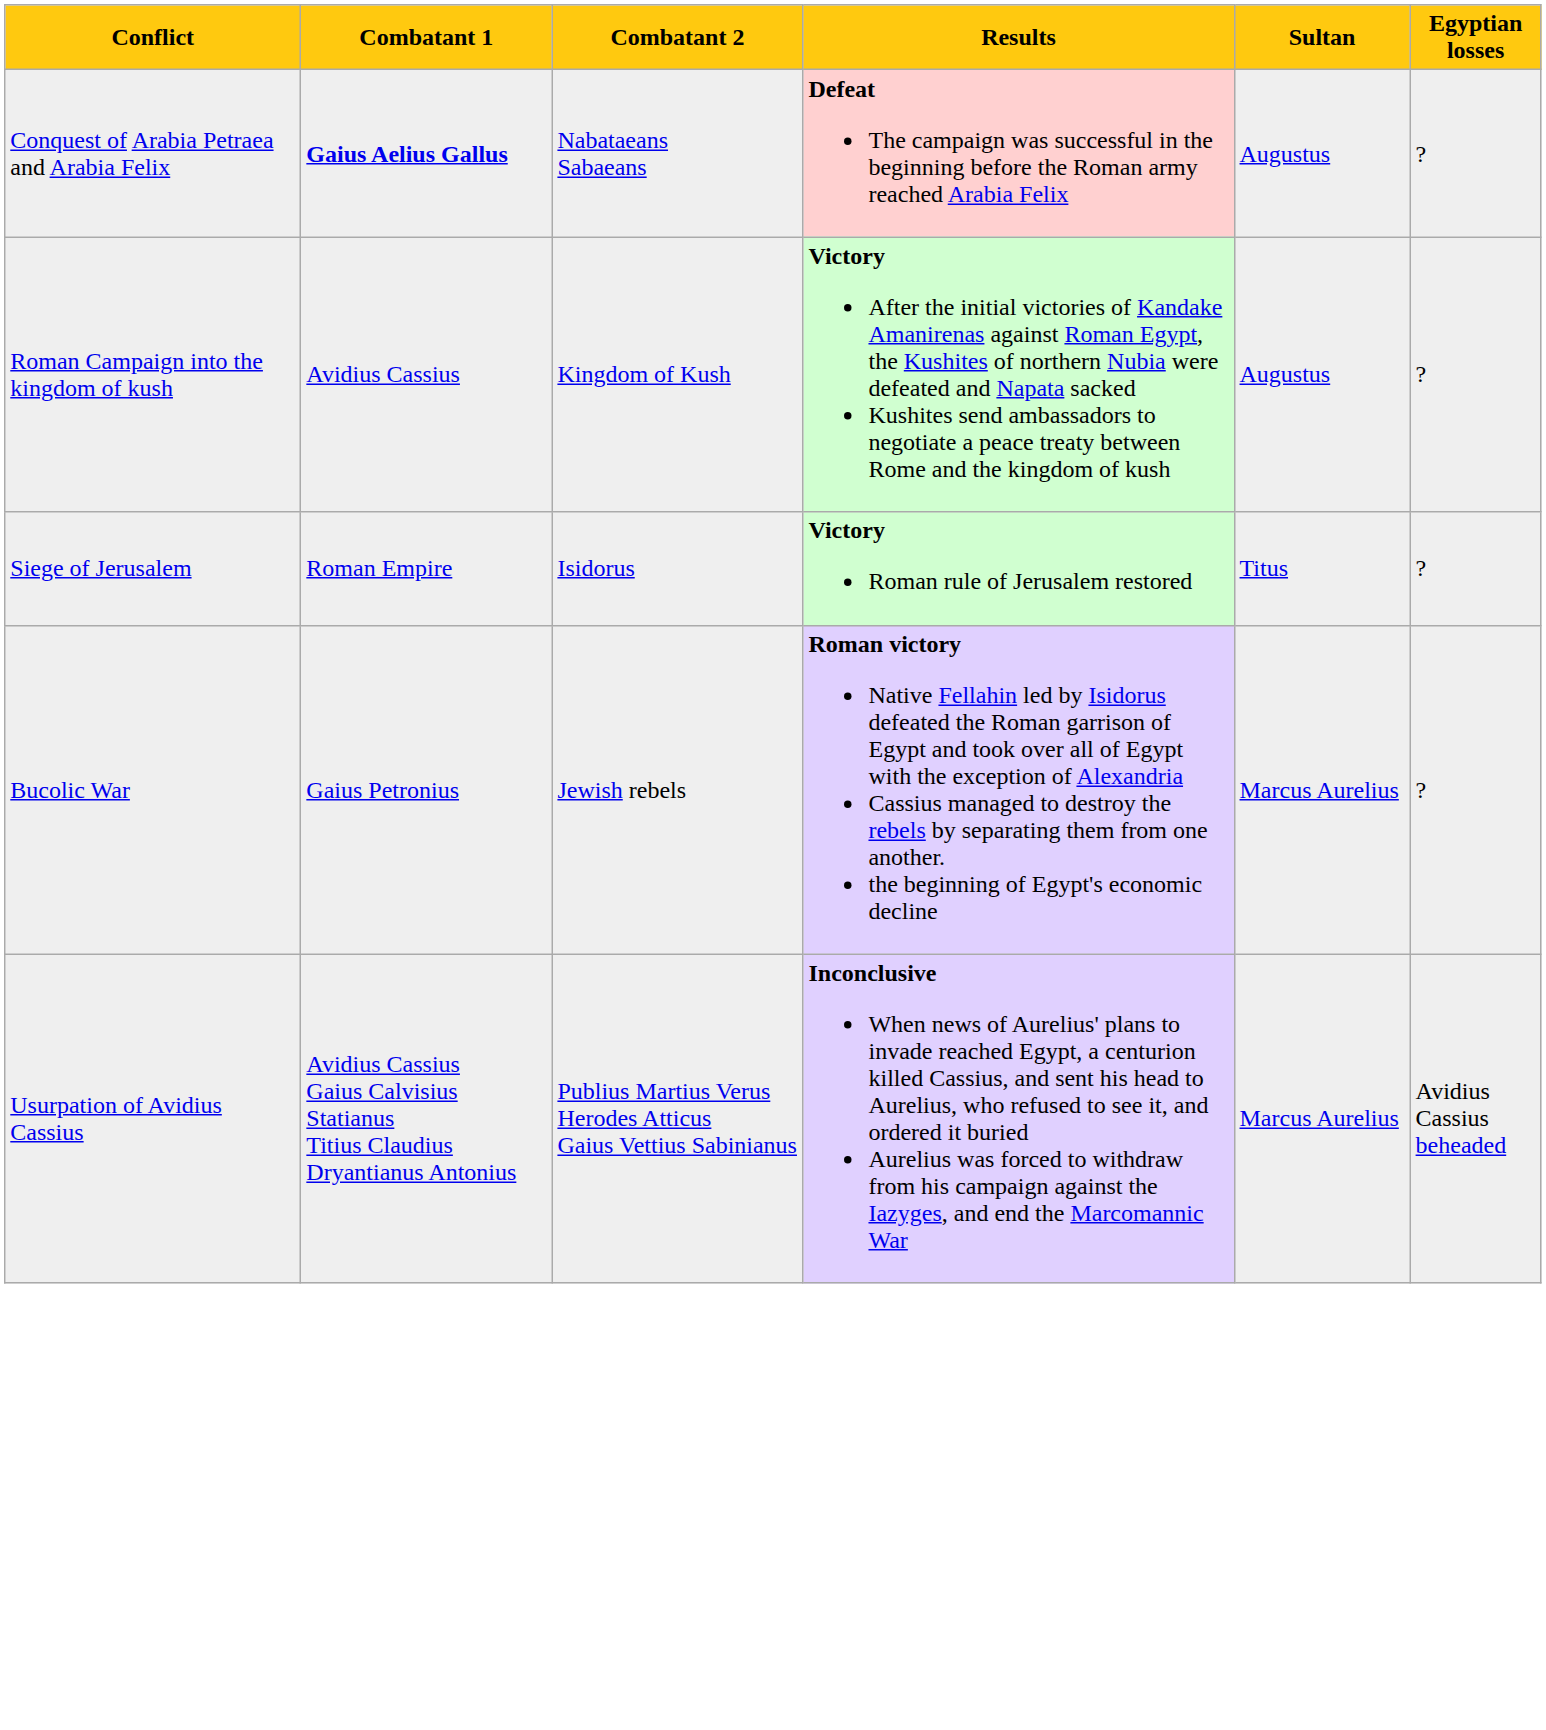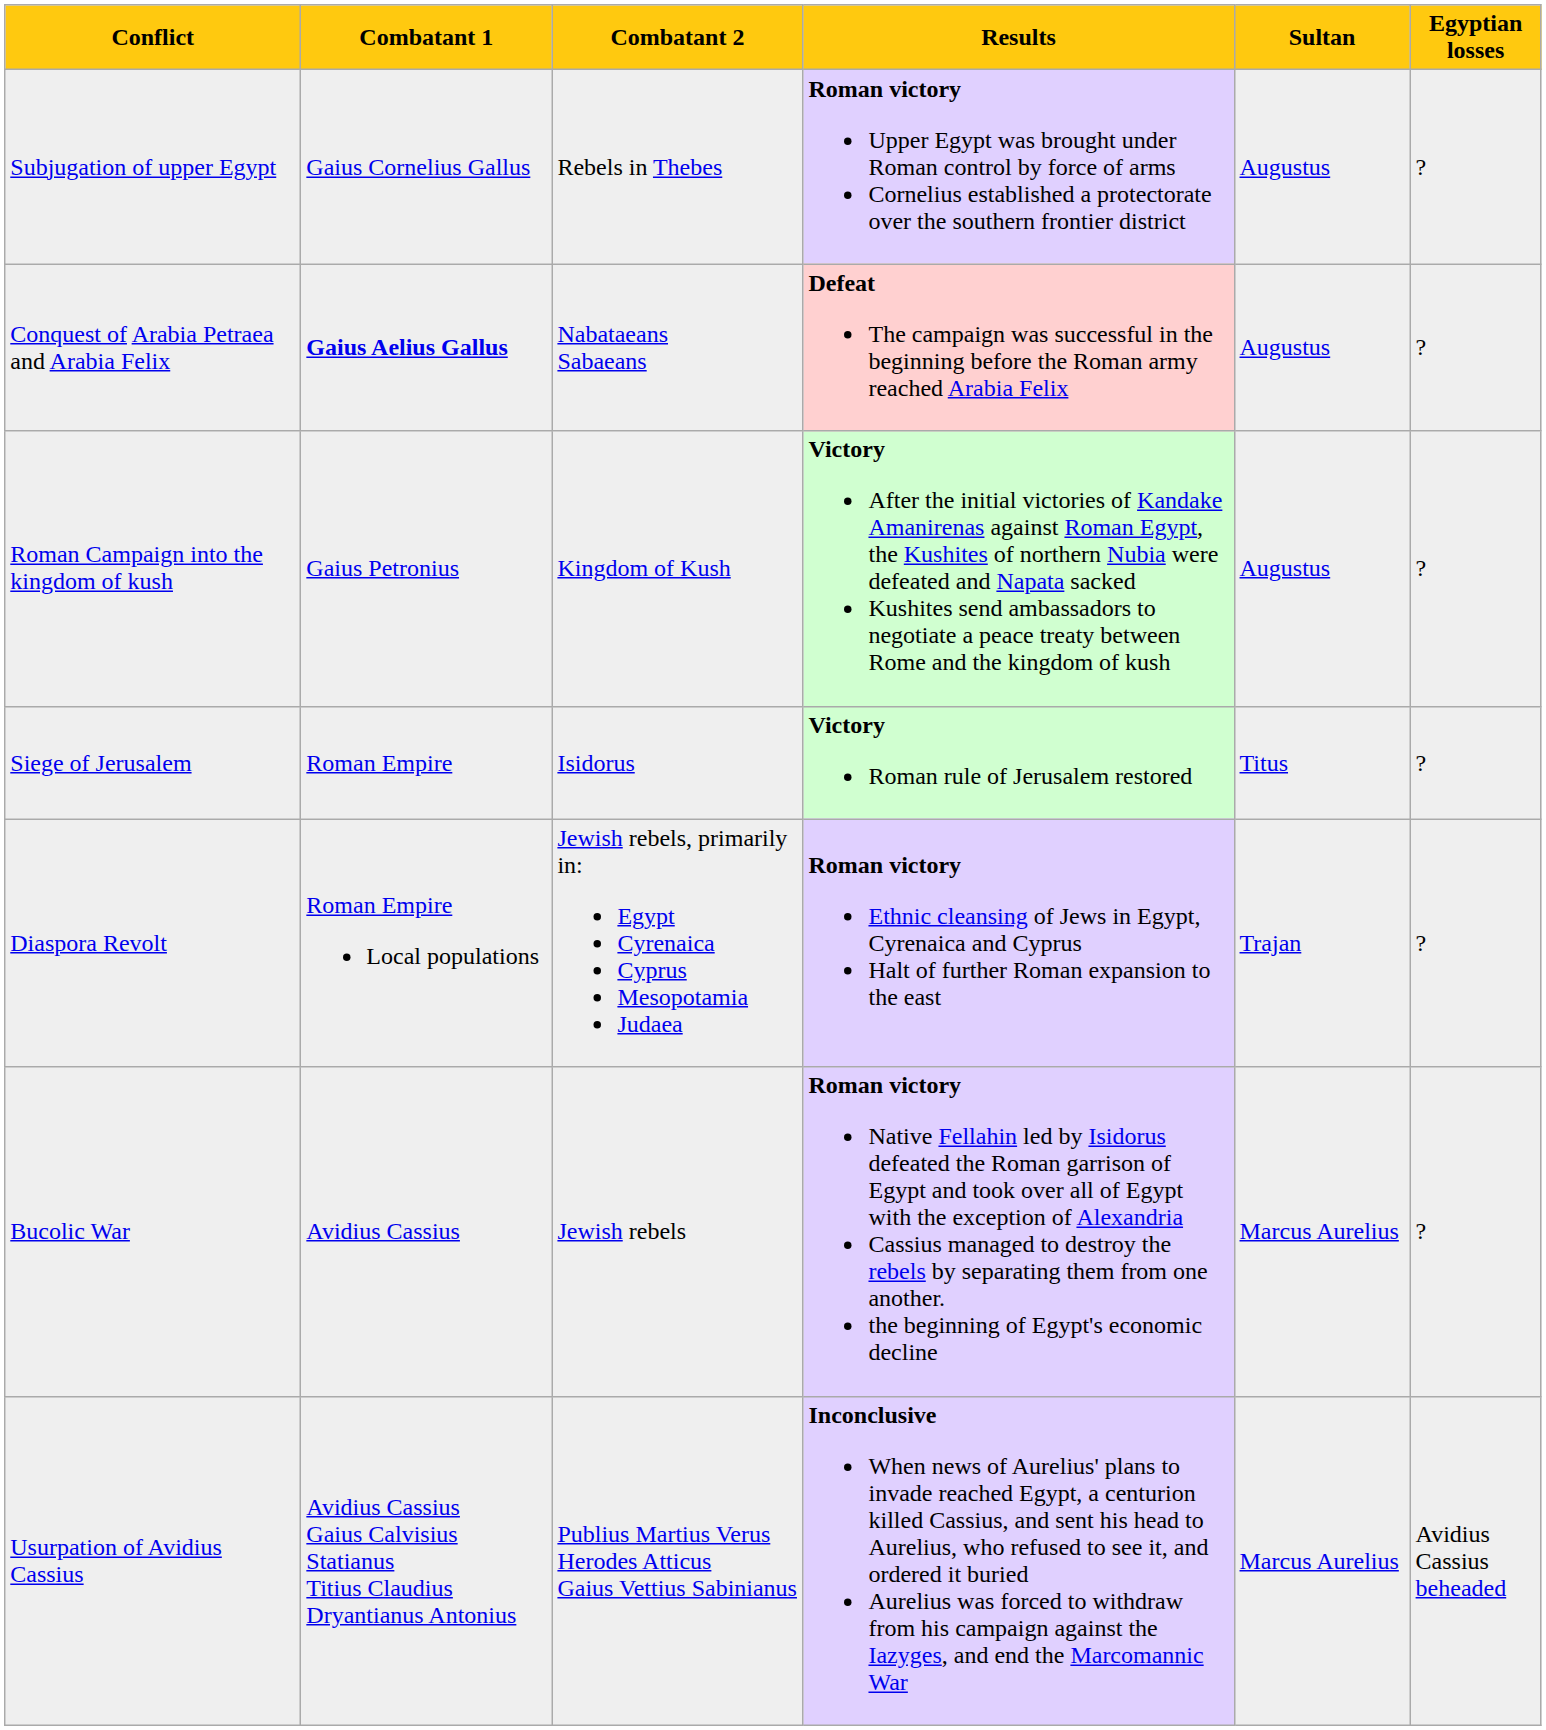+ row: (143, 166)
(383, 374) Avidius Cassius -> (383, 568) Gaius Petronius
+ row: (89, 942)
(383, 789) Gaius Petronius -> (383, 1231) Avidius Cassius
